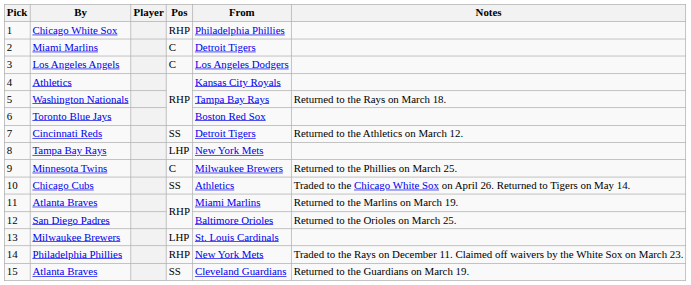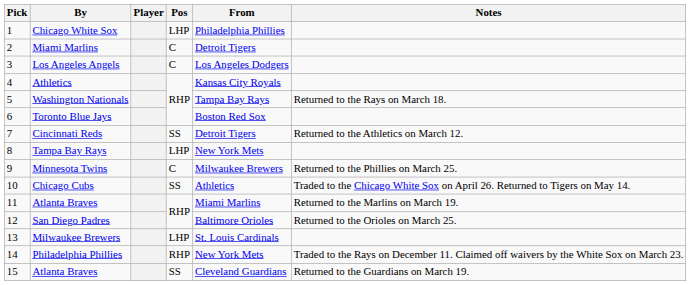(179, 30) RHP -> (179, 30) LHP
